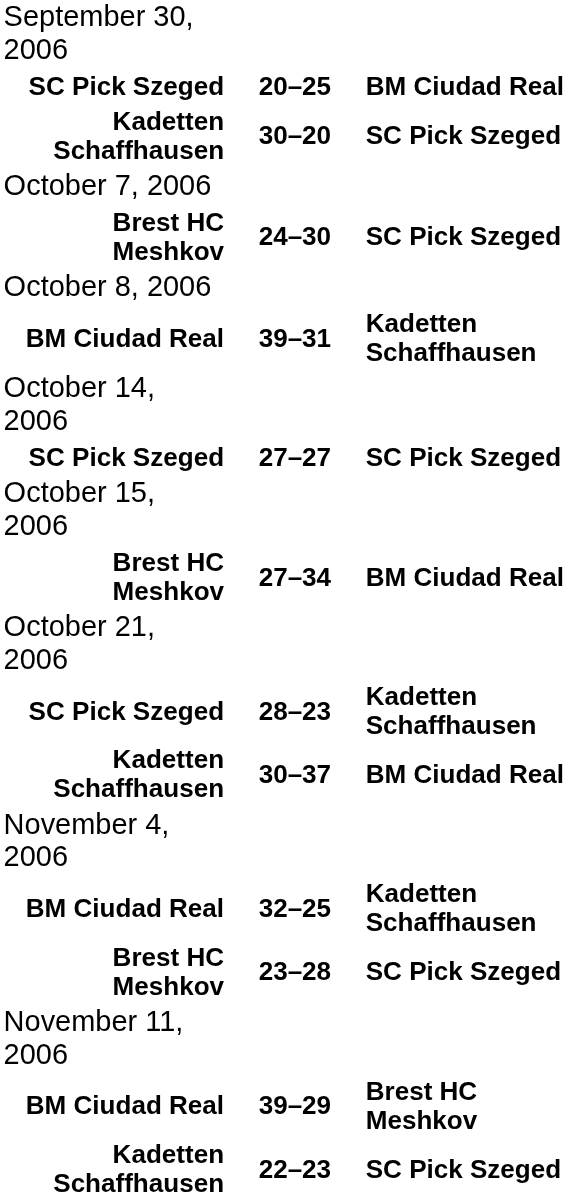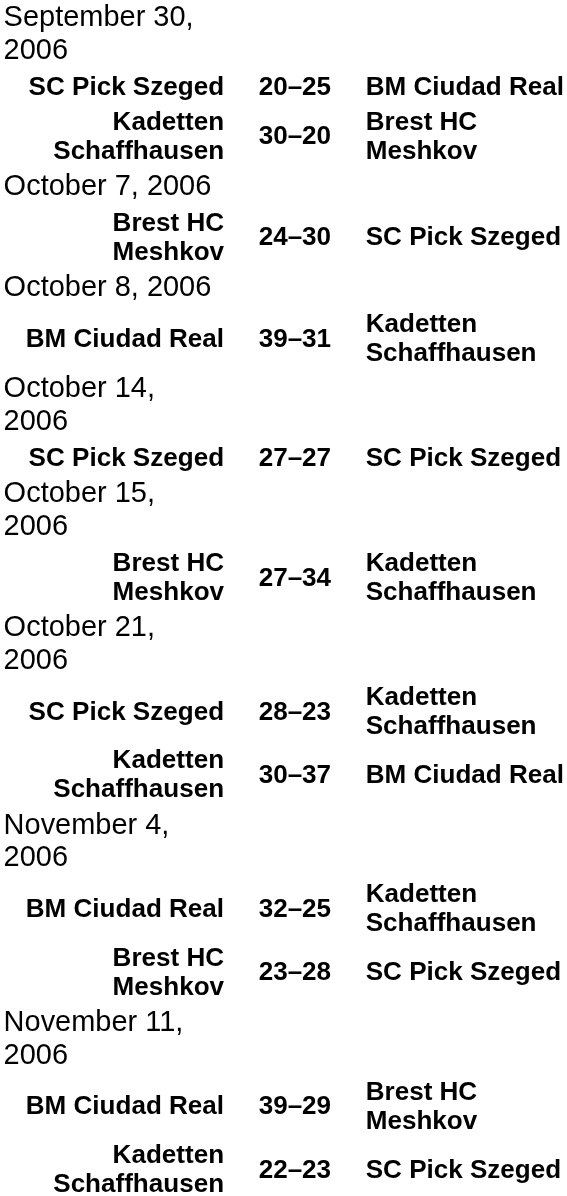(463, 135) SC Pick Szeged -> (421, 135) Brest HC Meshkov
(465, 577) BM Ciudad Real -> (451, 577) Kadetten Schaffhausen
